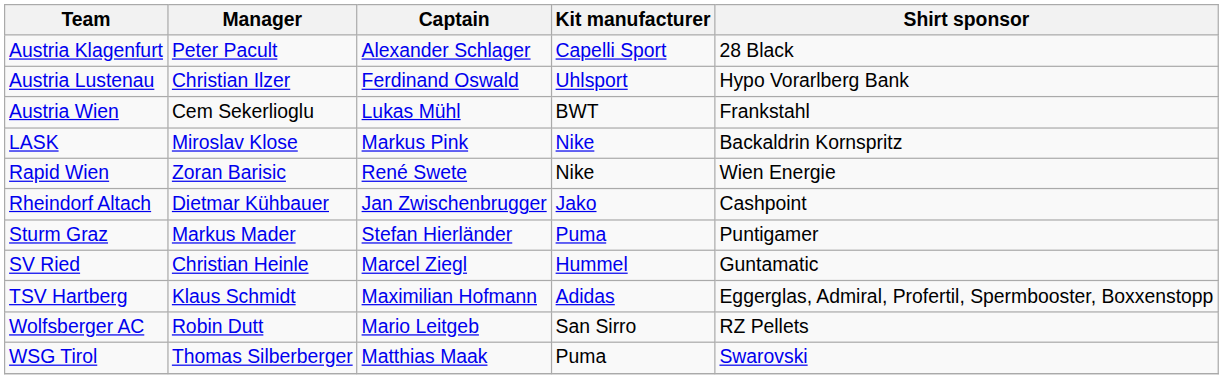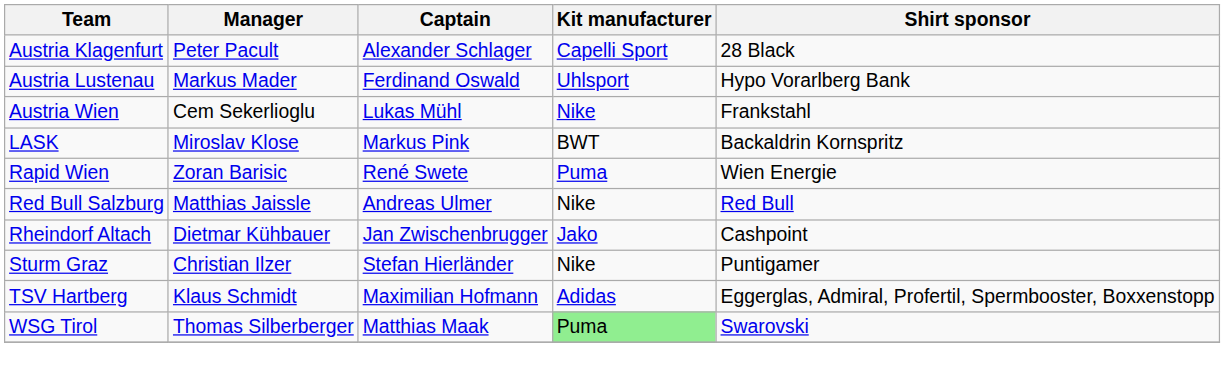(231, 81) Christian Ilzer -> (235, 81) Markus Mader
(577, 111) BWT -> (576, 111) Nike
(575, 142) Nike -> (578, 142) BWT
(575, 173) Nike -> (582, 173) Puma
+ row: (87, 204)
(234, 234) Markus Mader -> (232, 265) Christian Ilzer
(581, 234) Puma -> (576, 265) Nike
- row: (45, 265)
- row: (77, 326)
(581, 357) no background -> (582, 326) lightgreen background
